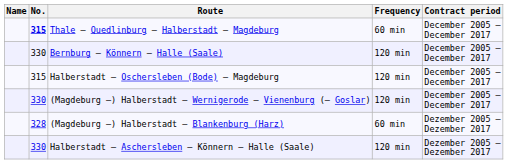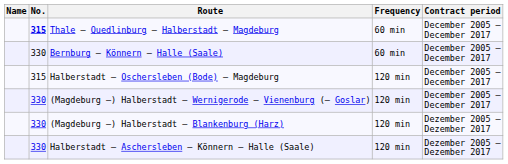(392, 53) 120 min -> (390, 53) 60 min
(38, 124) 328 -> (38, 124) 330
(390, 124) 60 min -> (392, 124) 120 min
